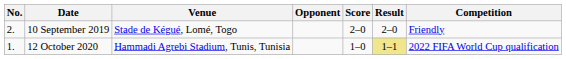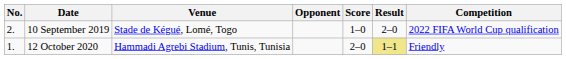(358, 29) 2–0 -> (358, 29) 1–0
(427, 29) Friendly -> (484, 29) 2022 FIFA World Cup qualification
(358, 46) 1–0 -> (358, 46) 2–0
(484, 46) 2022 FIFA World Cup qualification -> (427, 46) Friendly
